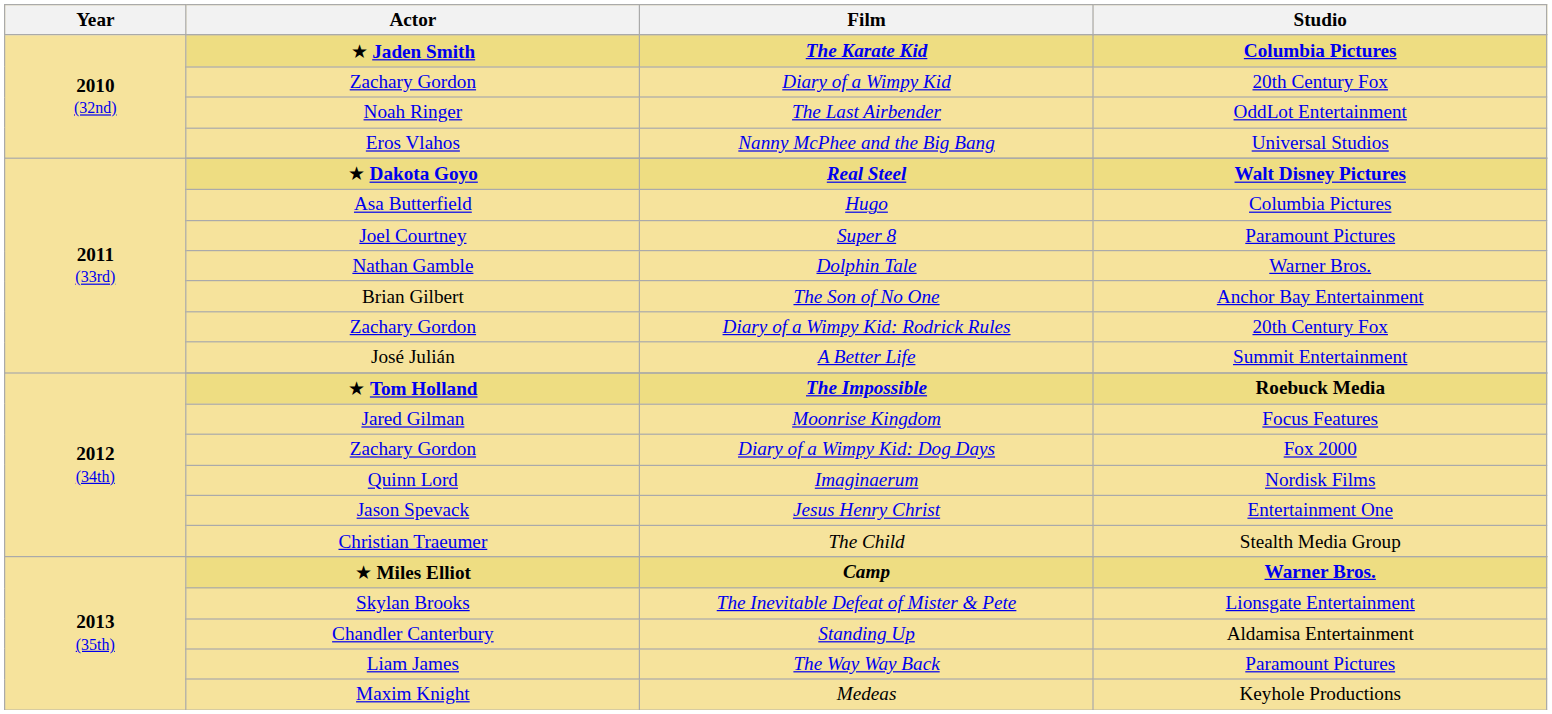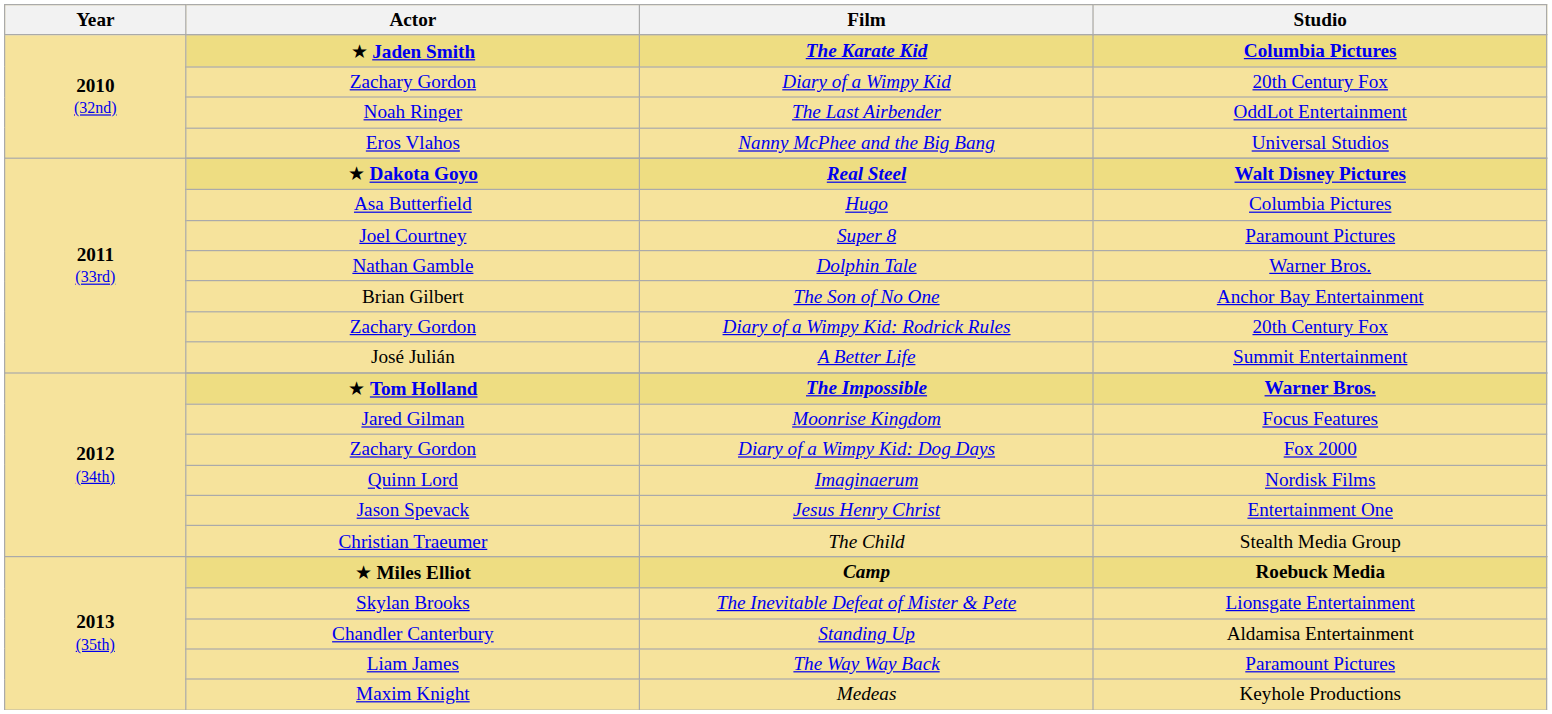(1320, 388) Roebuck Media -> (1320, 388) Warner Bros.
(1320, 572) Warner Bros. -> (1320, 572) Roebuck Media
